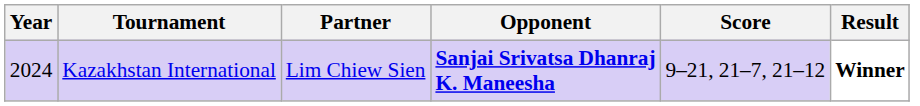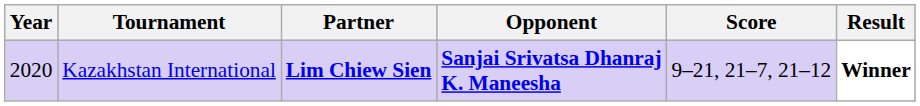(31, 70) 2024 -> (31, 70) 2020
(356, 70) normal -> (359, 70) bold
